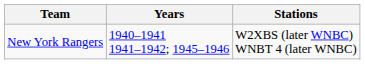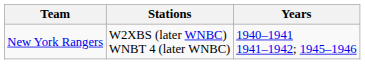columns swapped: (296, 14) <-> (169, 14)
